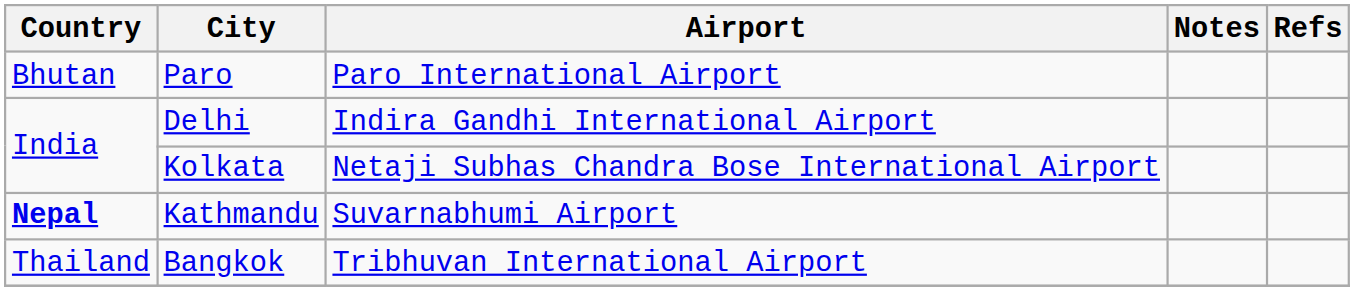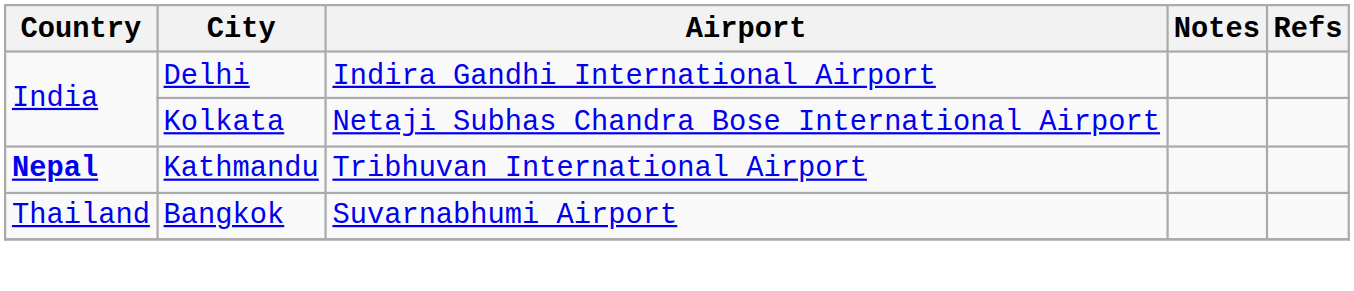- row: (198, 75)
(505, 216) Suvarnabhumi Airport -> (600, 169) Tribhuvan International Airport
(600, 263) Tribhuvan International Airport -> (505, 216) Suvarnabhumi Airport
